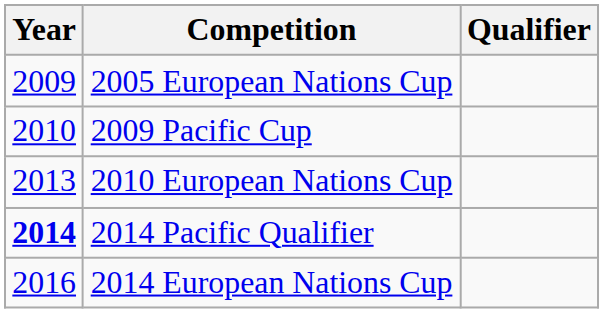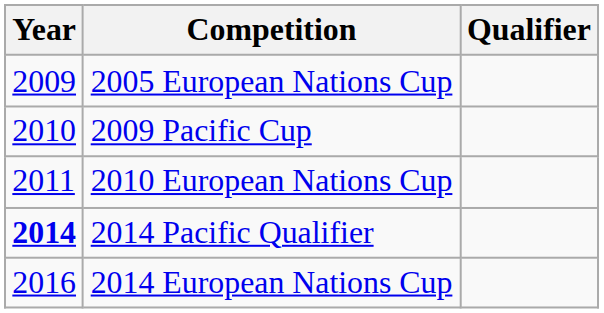(44, 181) 2013 -> (44, 181) 2011
